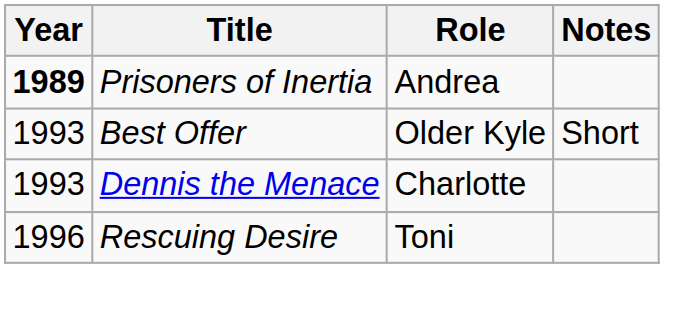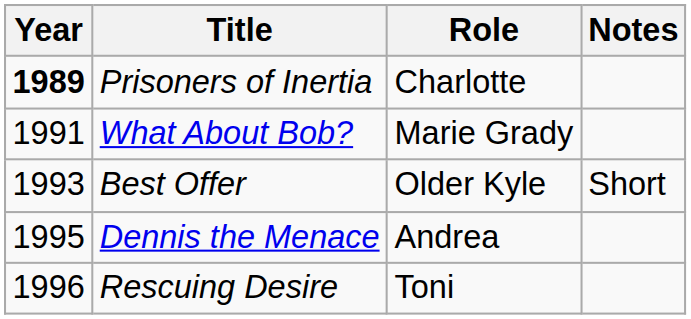(447, 81) Andrea -> (460, 81) Charlotte
+ row: (226, 133)
(49, 184) 1993 -> (49, 236) 1995
(460, 184) Charlotte -> (447, 236) Andrea
